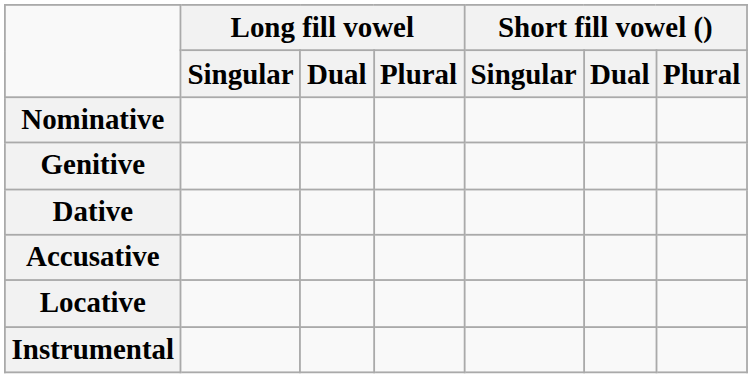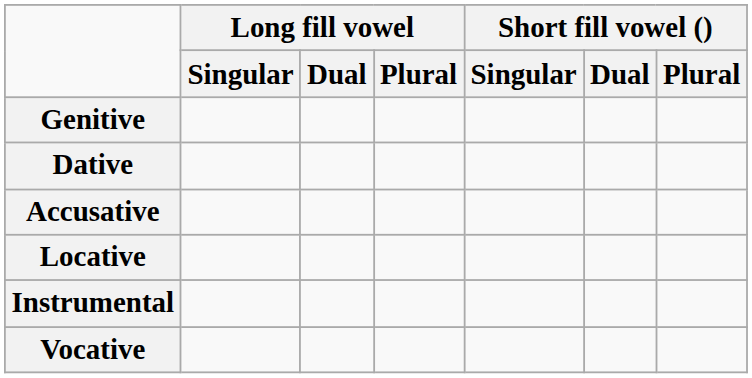- row: (93, 119)
+ row: (93, 348)
